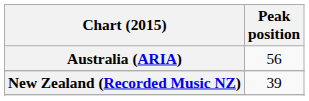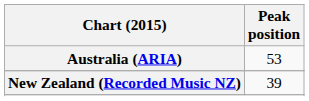(274, 58) 56 -> (274, 58) 53
